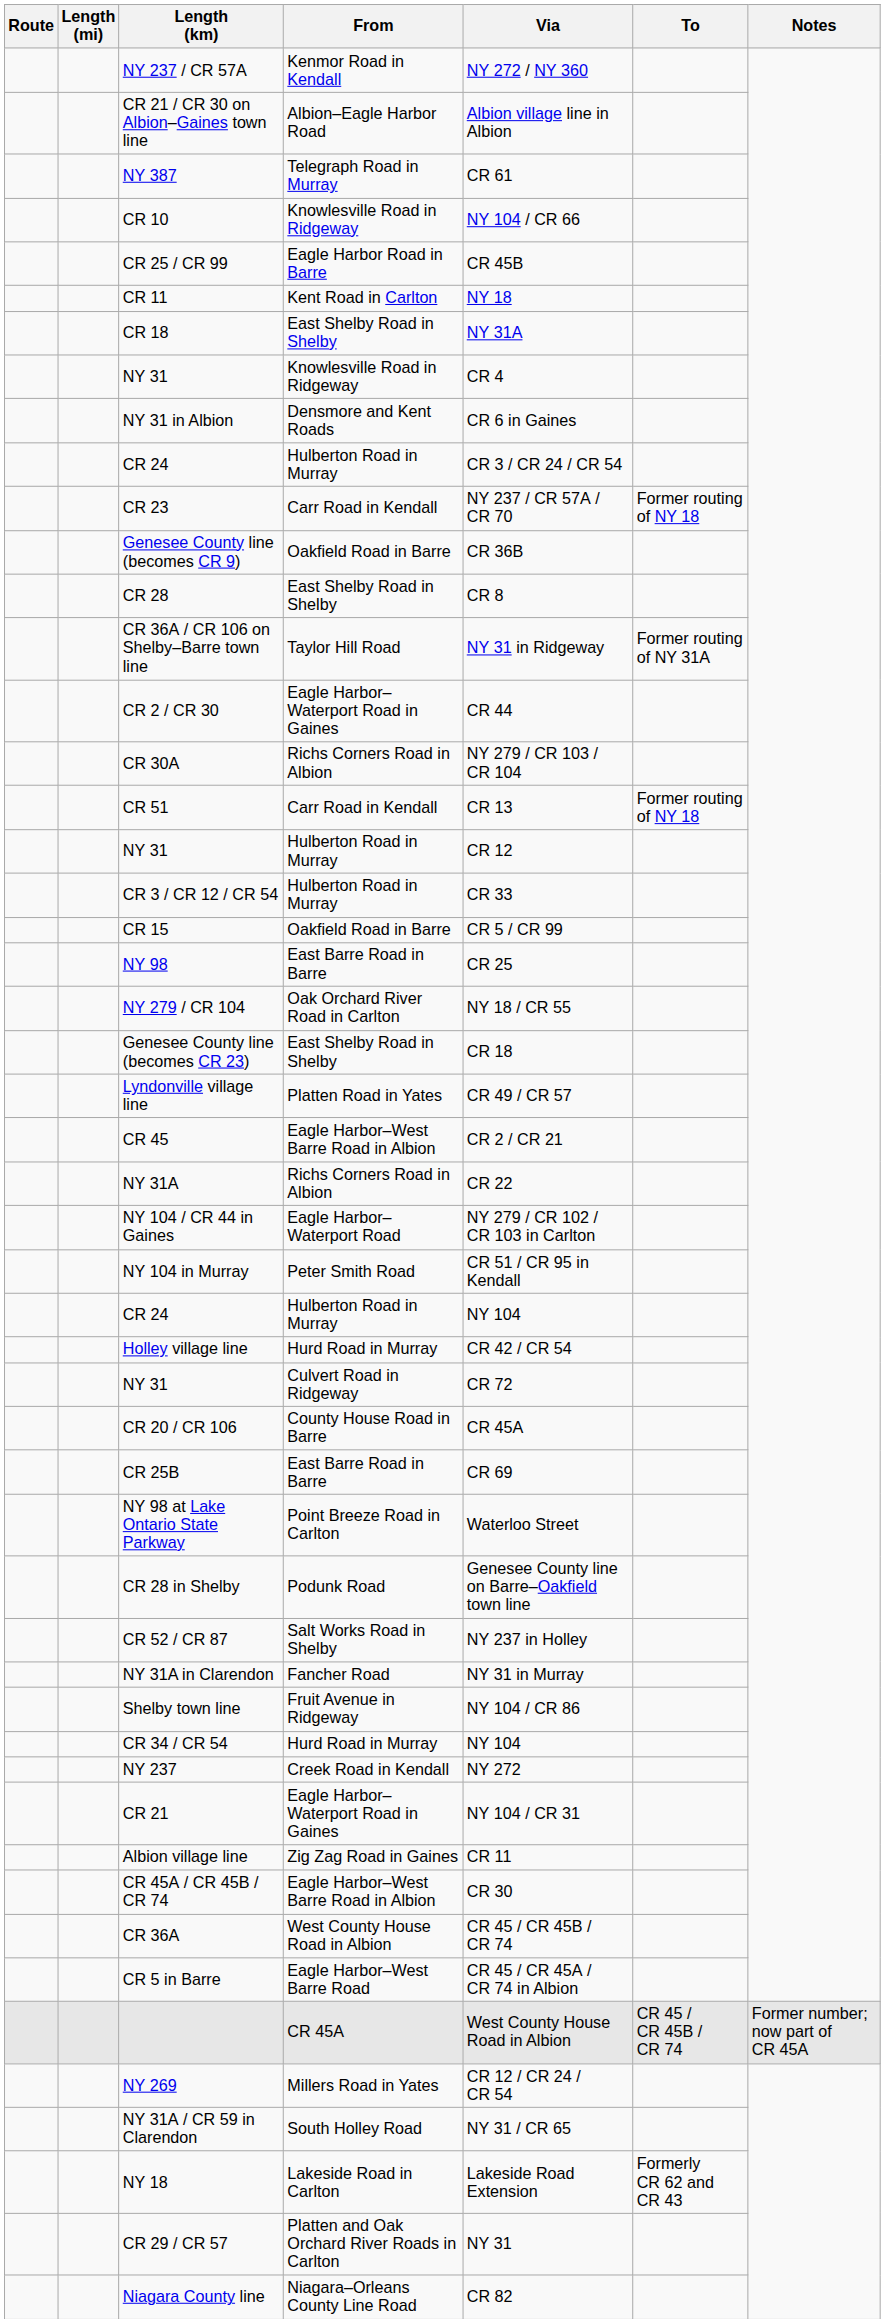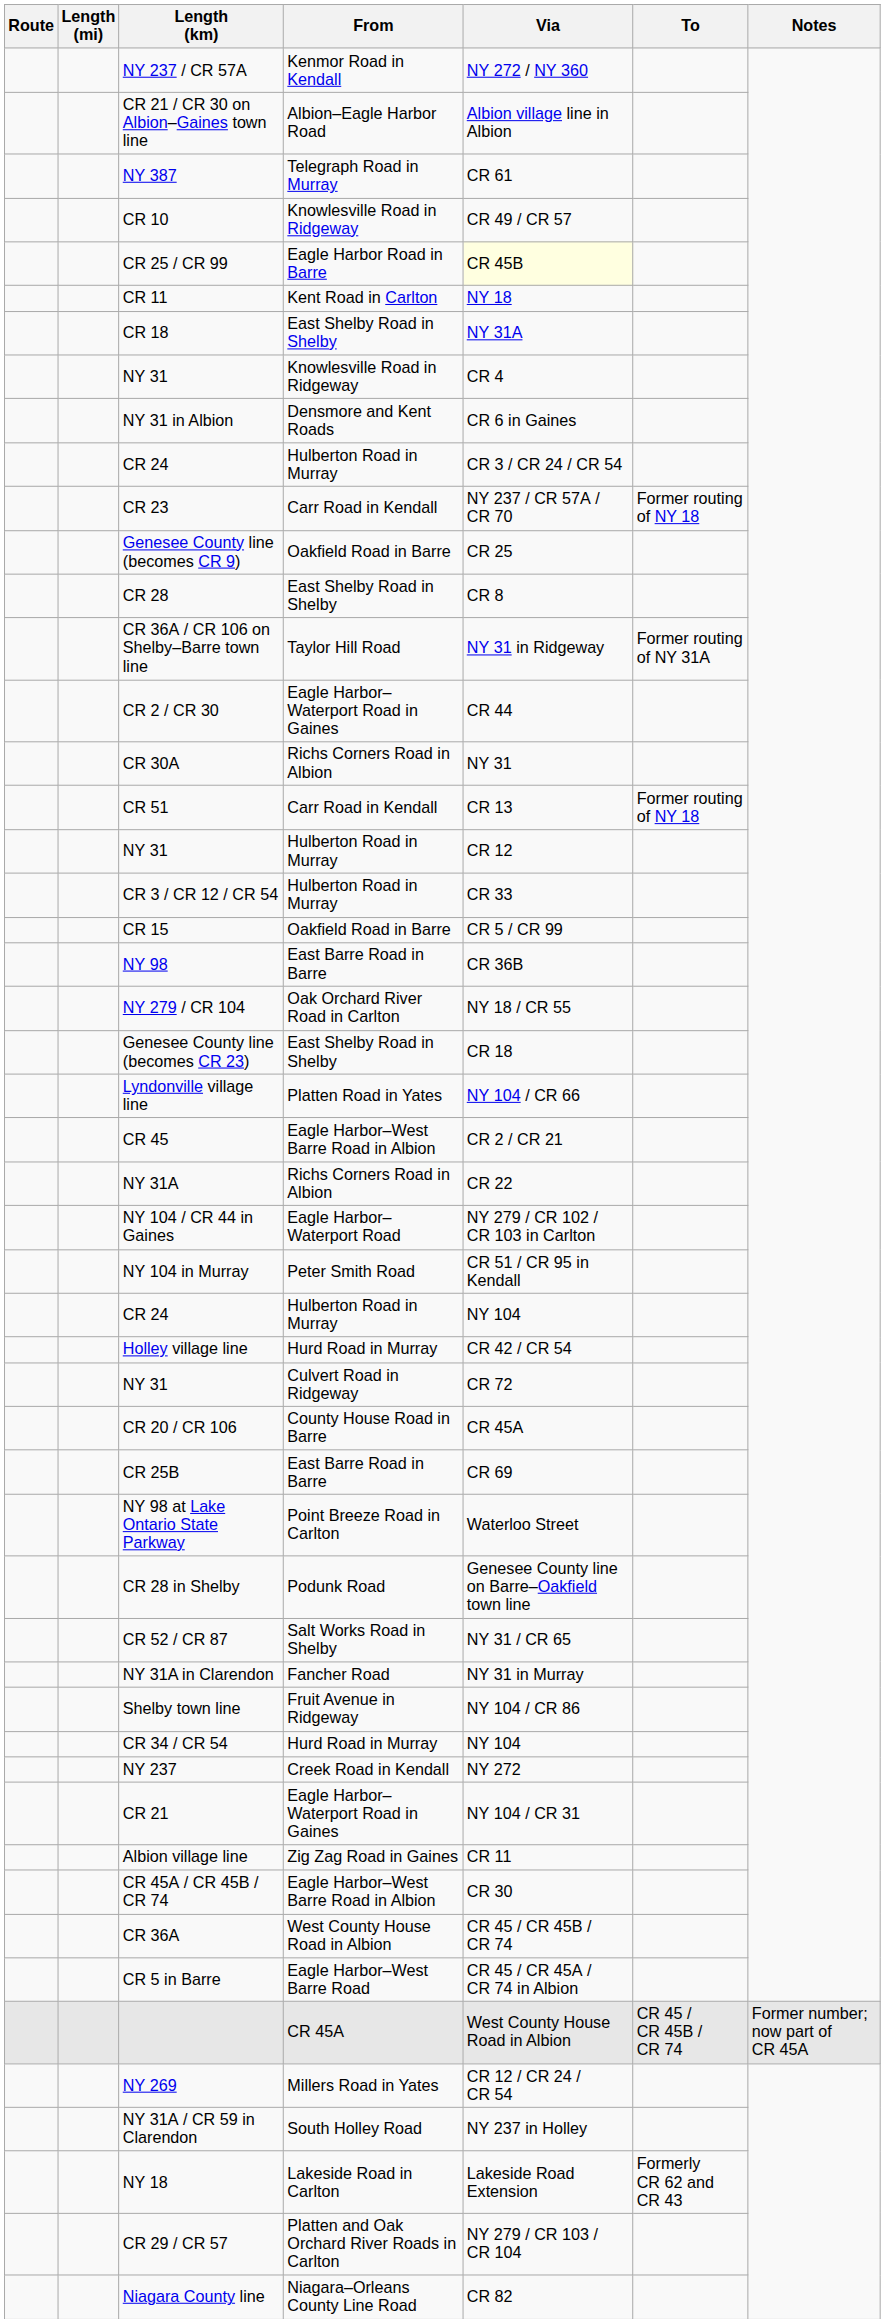(523, 219) NY 104 / CR 66 -> (519, 219) CR 49 / CR 57
(495, 263) no background -> (495, 263) lightyellow background
(495, 552) CR 36B -> (490, 552) CR 25
(532, 763) NY 279 / CR 103 / CR 104 -> (489, 763) NY 31
(490, 964) CR 25 -> (495, 964) CR 36B
(519, 1095) CR 49 / CR 57 -> (523, 1095) NY 104 / CR 66
(527, 1639) NY 237 in Holley -> (519, 1639) NY 31 / CR 65
(519, 2129) NY 31 / CR 65 -> (527, 2129) NY 237 in Holley
(489, 2244) NY 31 -> (532, 2244) NY 279 / CR 103 / CR 104
